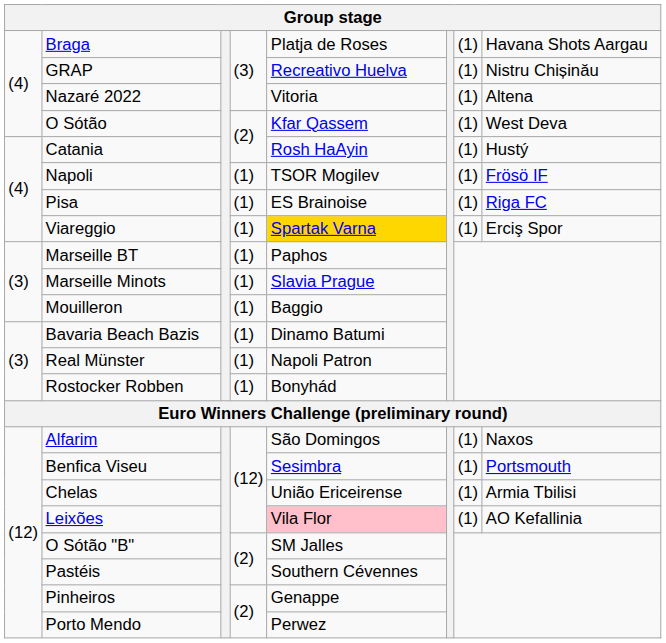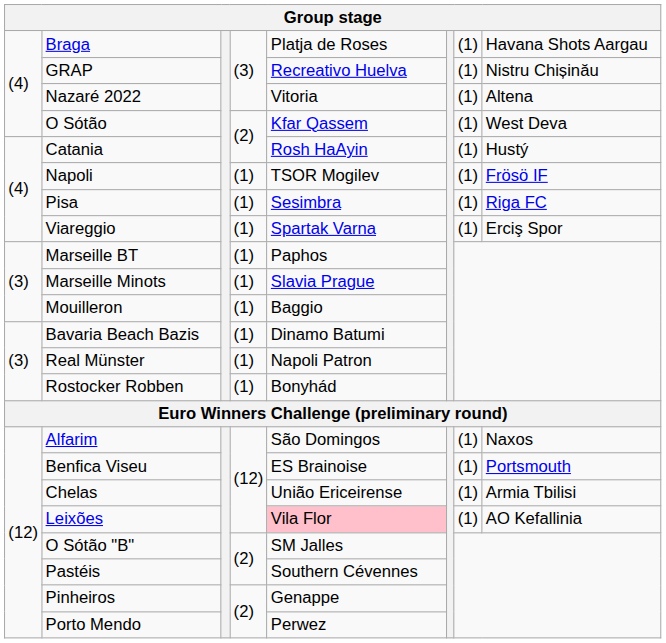(319, 202) ES Brainoise -> (306, 202) Sesimbra
(323, 228) gold background -> (323, 228) no background
(306, 466) Sesimbra -> (319, 466) ES Brainoise
